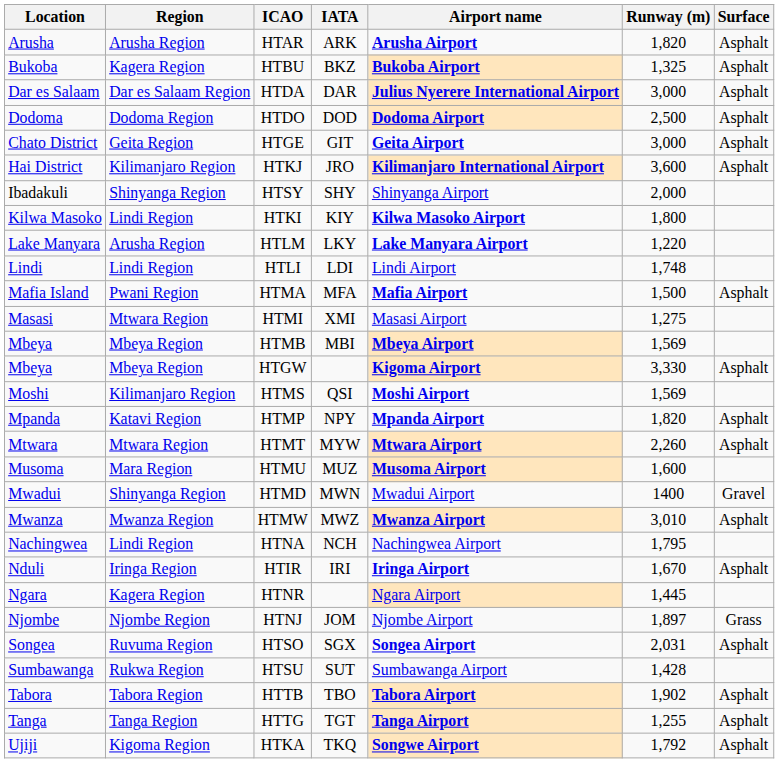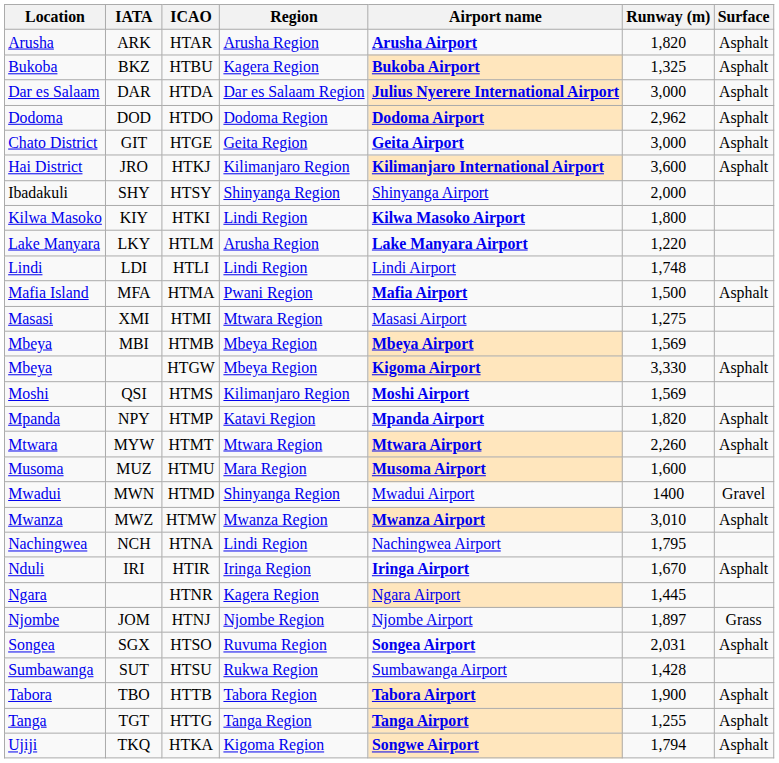columns swapped: (180, 17) <-> (340, 17)
(668, 117) 2,500 -> (668, 117) 2,962
(668, 695) 1,902 -> (668, 695) 1,900
(668, 745) 1,792 -> (668, 745) 1,794
